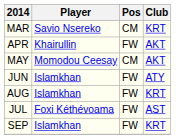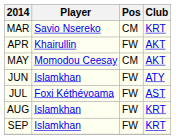rows swapped: (18, 110) <-> (18, 93)
